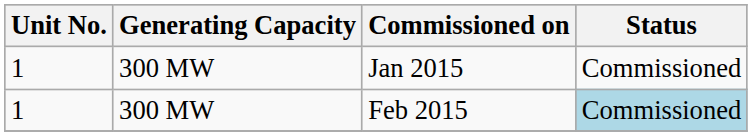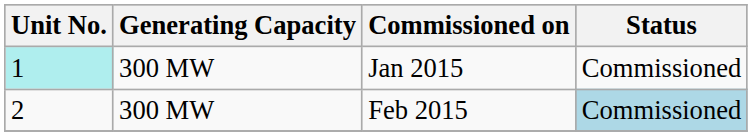(18, 67) no background -> (18, 67) paleturquoise background
(18, 109) 1 -> (18, 109) 2
